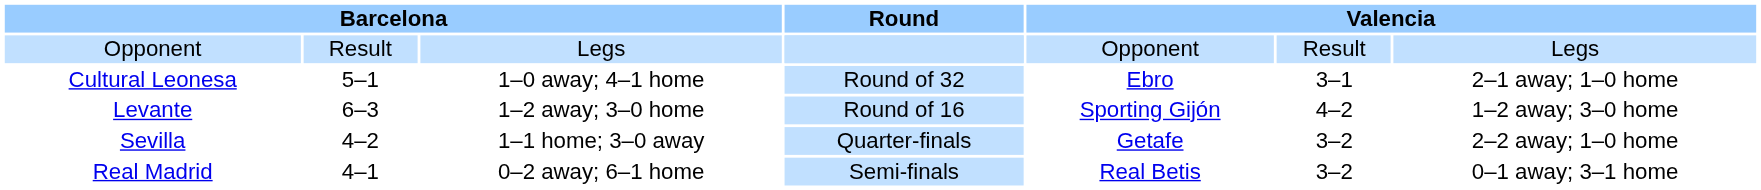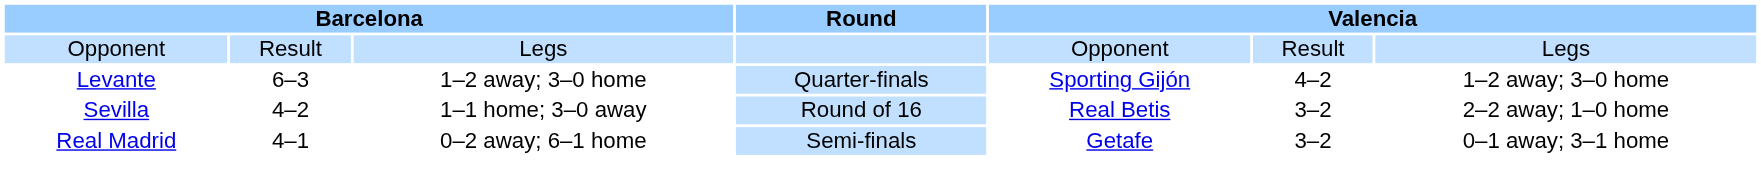- row: (153, 79)
(904, 110) Round of 16 -> (861, 79) Quarter-finals
(904, 140) Quarter-finals -> (861, 110) Round of 16
(1150, 140) Getafe -> (1120, 110) Real Betis
(1150, 171) Real Betis -> (1120, 140) Getafe
